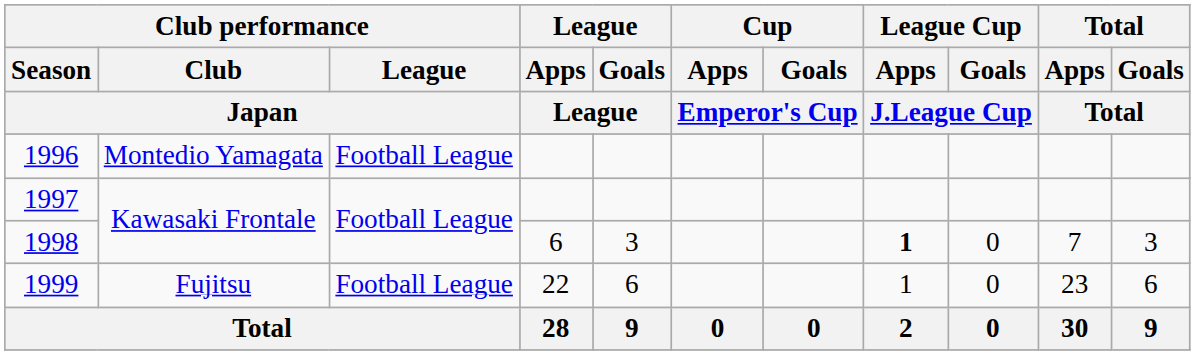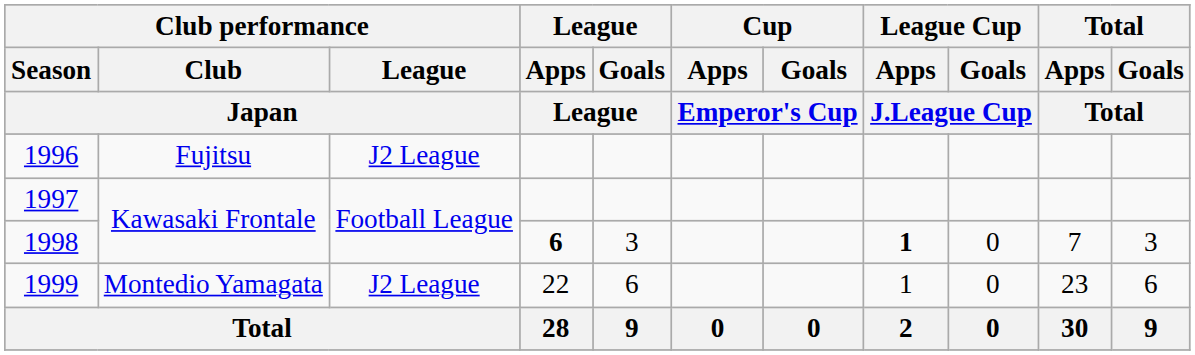(213, 155) Montedio Yamagata -> (213, 155) Fujitsu
(424, 155) Football League -> (424, 155) J2 League
(556, 241) normal -> (556, 241) bold
(213, 284) Fujitsu -> (213, 284) Montedio Yamagata
(424, 284) Football League -> (424, 284) J2 League
